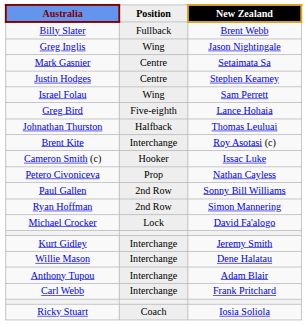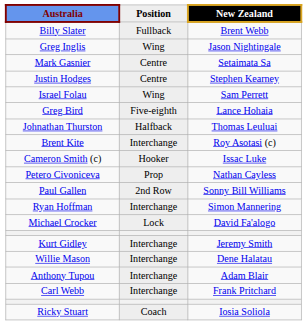(154, 206) 2nd Row -> (154, 206) Interchange
